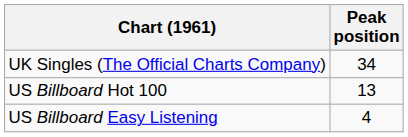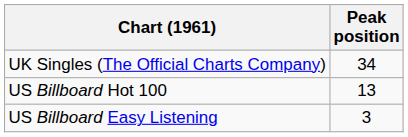(367, 117) 4 -> (367, 117) 3
